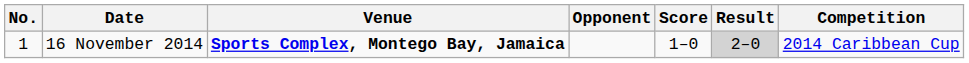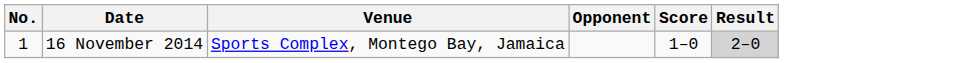- column: (871, 18)
(388, 45) bold -> (388, 45) normal
